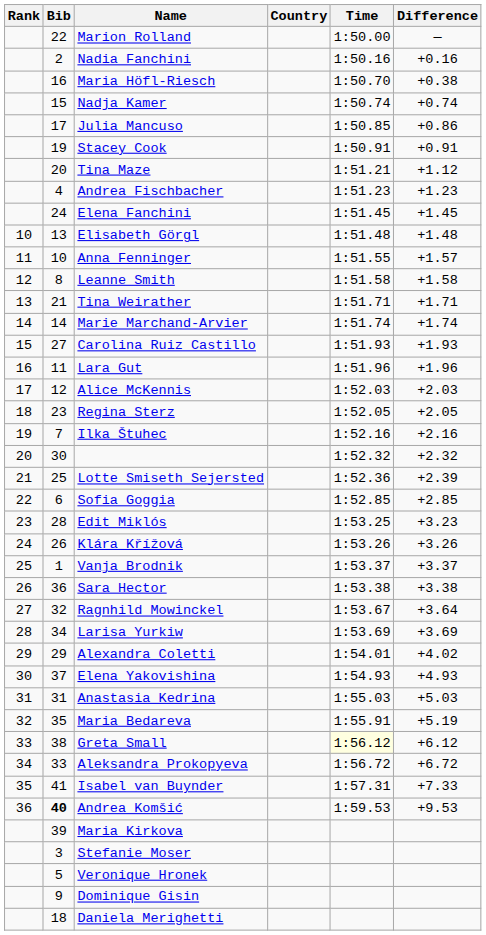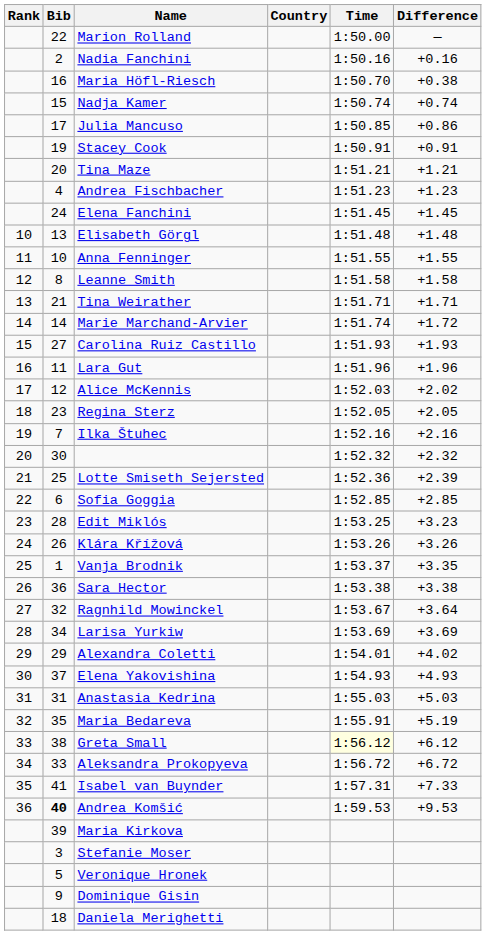(437, 170) +1.12 -> (437, 170) +1.21
(437, 258) +1.57 -> (437, 258) +1.55
(437, 324) +1.74 -> (437, 324) +1.72
(437, 390) +2.03 -> (437, 390) +2.02
(437, 566) +3.37 -> (437, 566) +3.35
